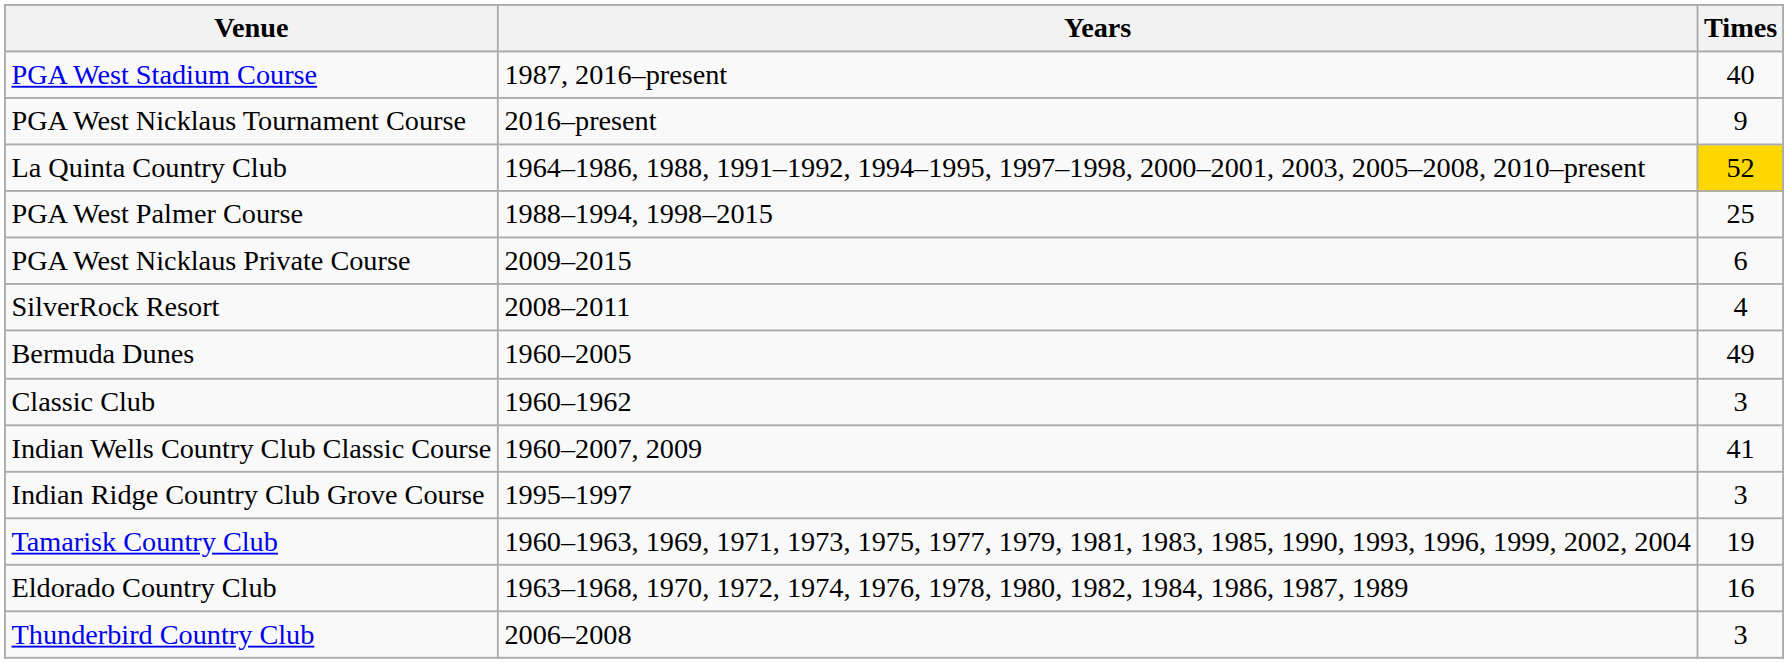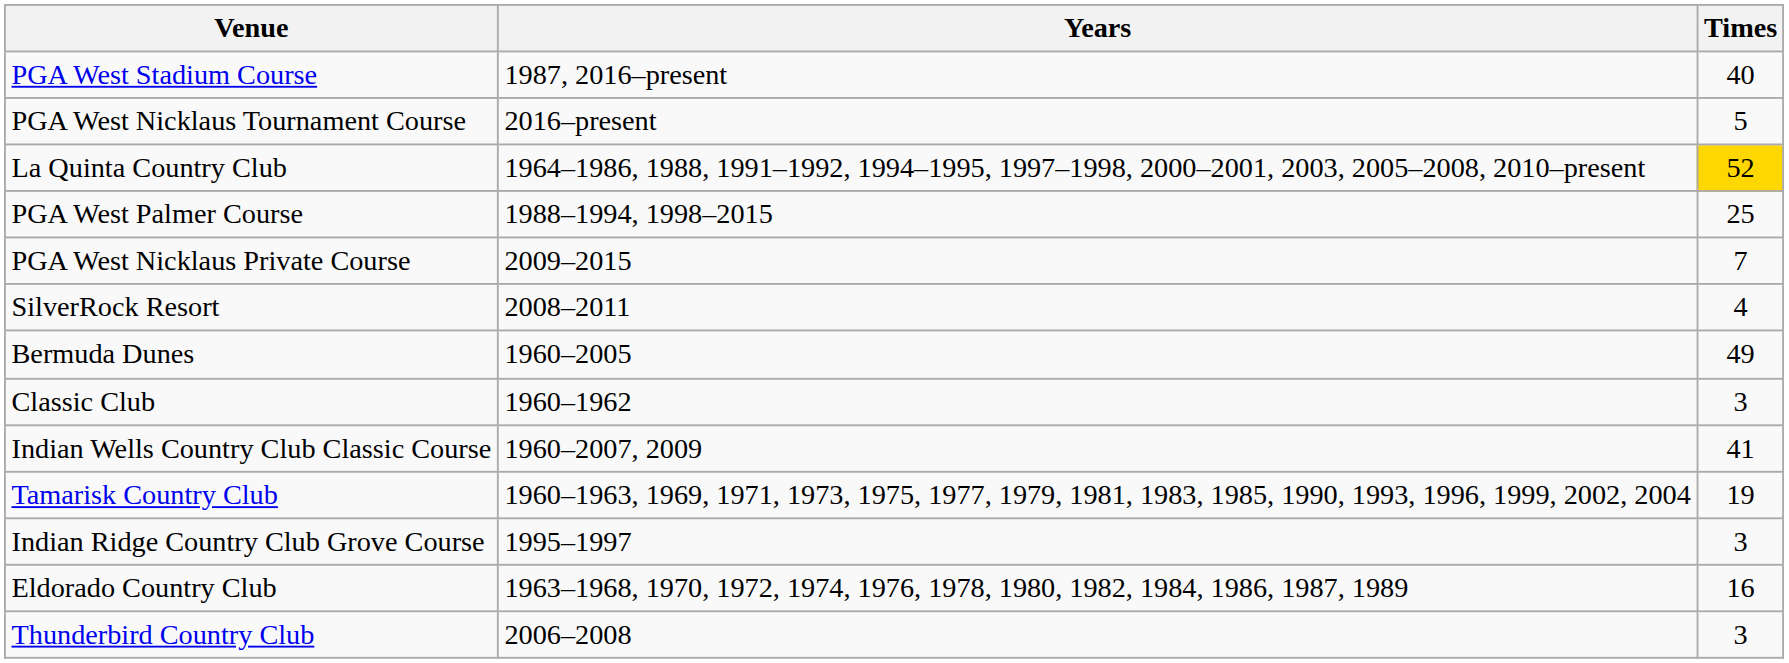(1741, 121) 9 -> (1741, 121) 5
(1741, 261) 6 -> (1741, 261) 7
rows swapped: (145, 540) <-> (248, 494)
